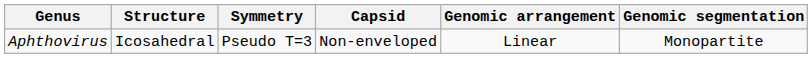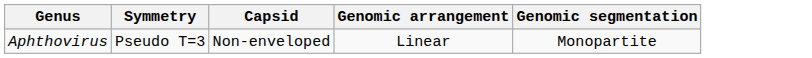- column: (165, 17)
